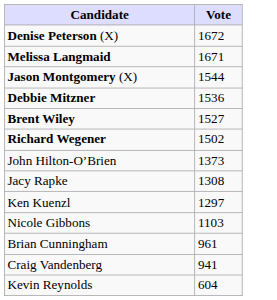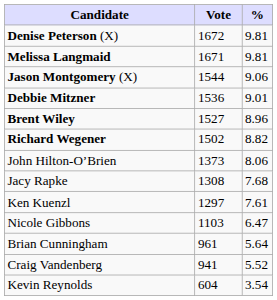+ column: (257, 14)
